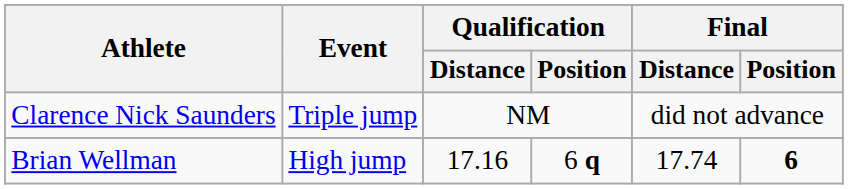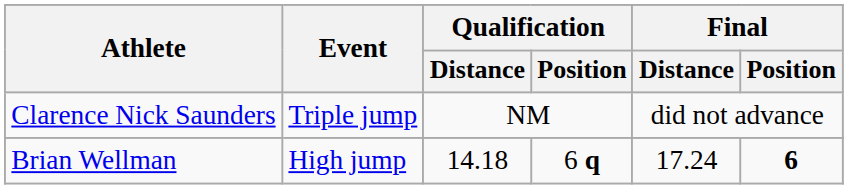(477, 160) 17.16 -> (477, 160) 14.18
(687, 160) 17.74 -> (687, 160) 17.24
